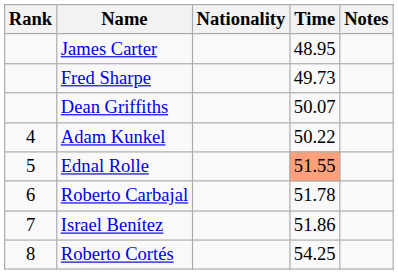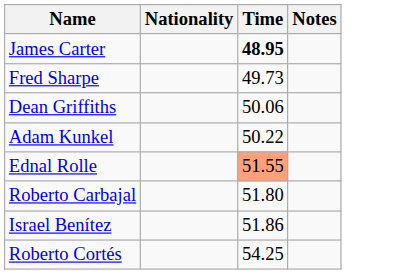- column: (31, 19)
(315, 48) normal -> (263, 48) bold
(315, 107) 50.07 -> (263, 107) 50.06
(315, 195) 51.78 -> (263, 195) 51.80
